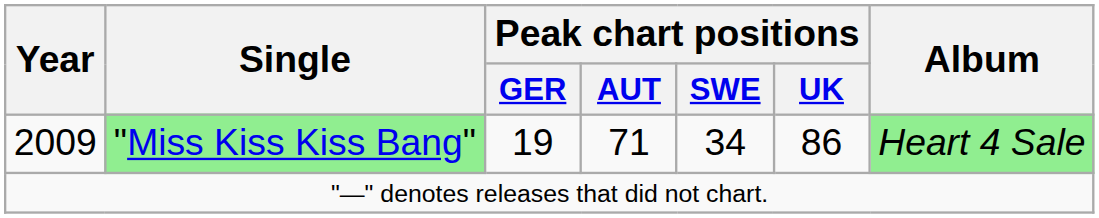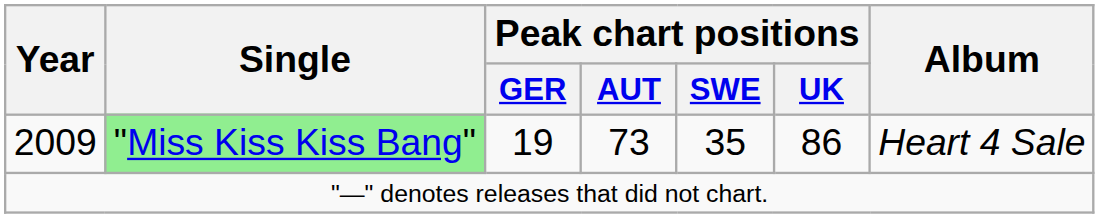(629, 142) 71 -> (629, 142) 73
(725, 142) 34 -> (725, 142) 35
(982, 142) lightgreen background -> (982, 142) no background
